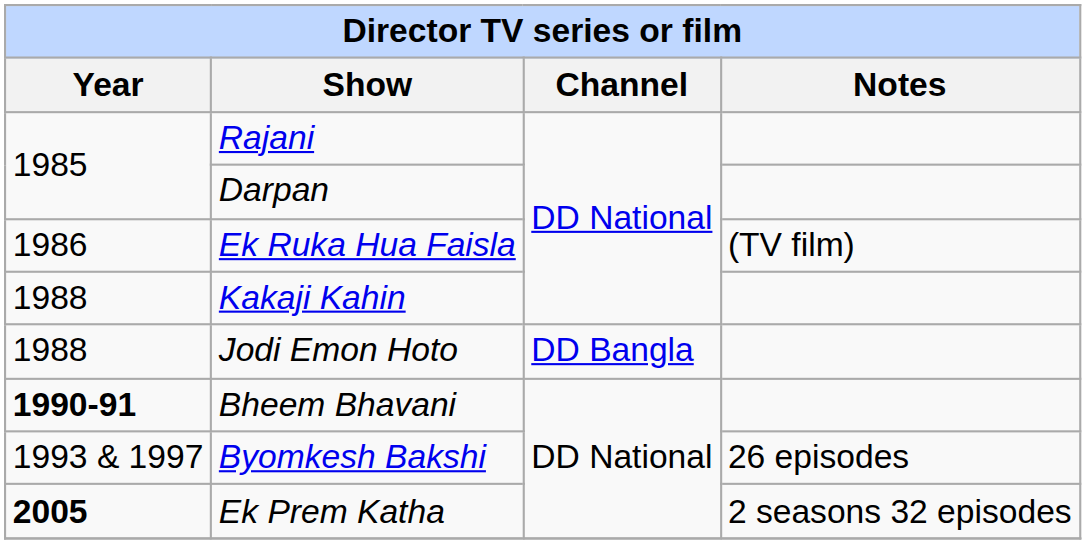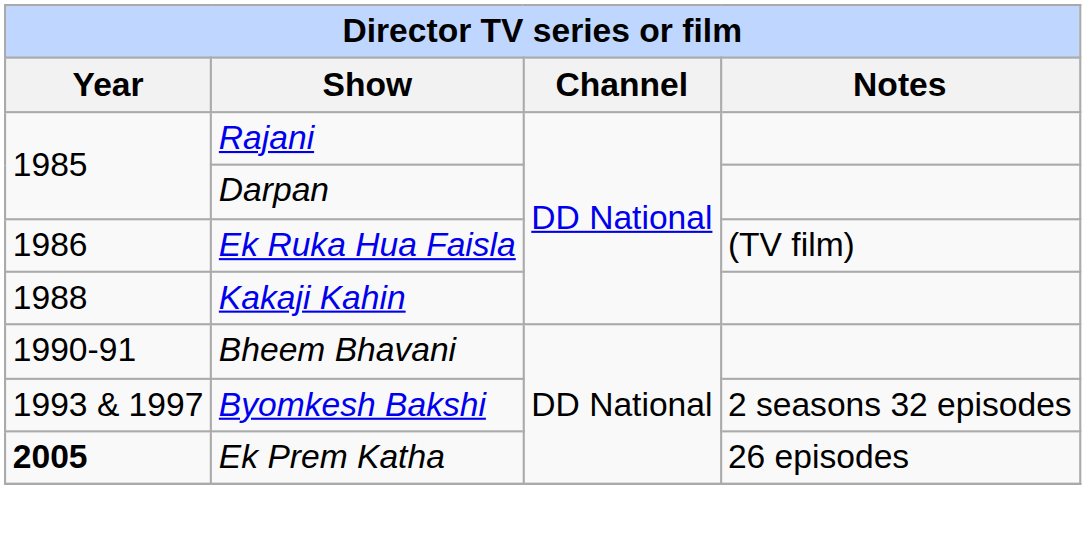- row: (338, 350)
(74, 404) bold -> (74, 350) normal
(819, 457) 26 episodes -> (900, 404) 2 seasons 32 episodes
(900, 510) 2 seasons 32 episodes -> (819, 457) 26 episodes
